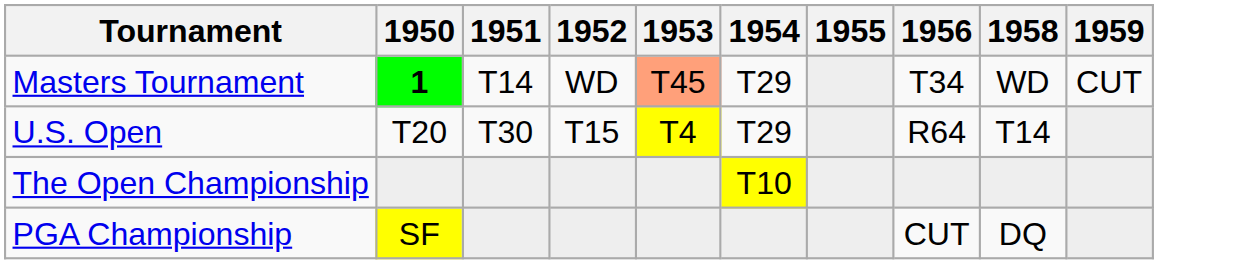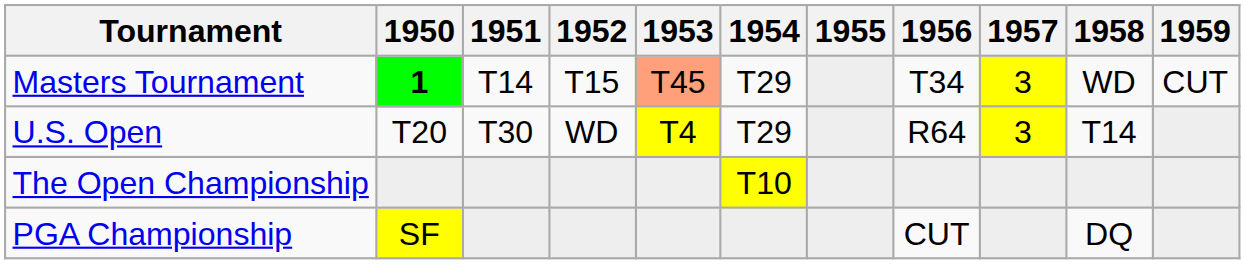+ column: (1023, 31)
(592, 81) WD -> (592, 81) T15
(592, 132) T15 -> (592, 132) WD
